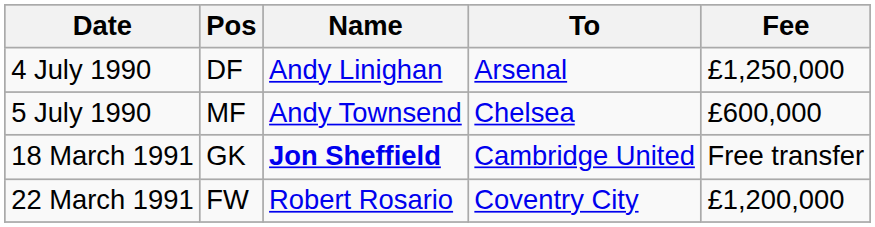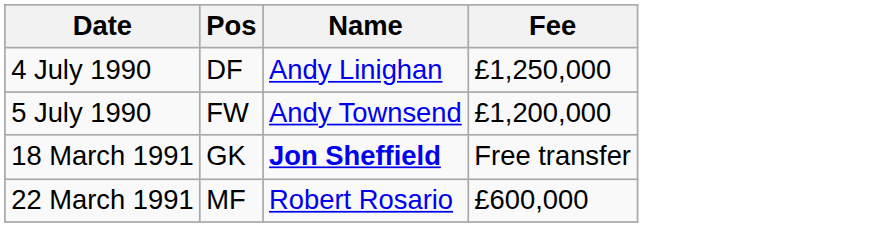- column: (585, 26)
(226, 112) MF -> (228, 112) FW
(765, 112) £600,000 -> (543, 112) £1,200,000
(228, 199) FW -> (226, 199) MF
(776, 199) £1,200,000 -> (531, 199) £600,000
